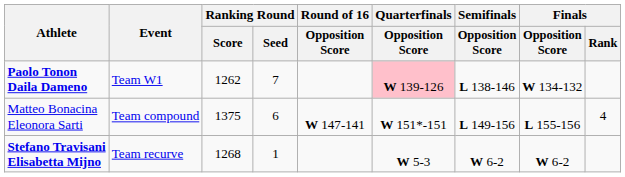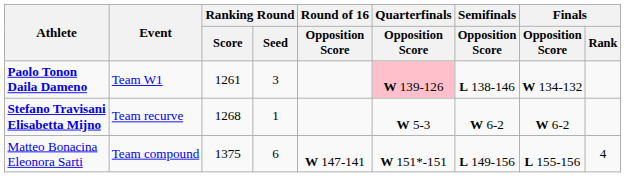(228, 80) 1262 -> (228, 80) 1261
(275, 80) 7 -> (275, 80) 3
rows swapped: (52, 117) <-> (57, 154)
